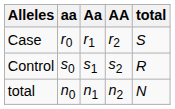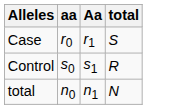- column: (119, 15)
